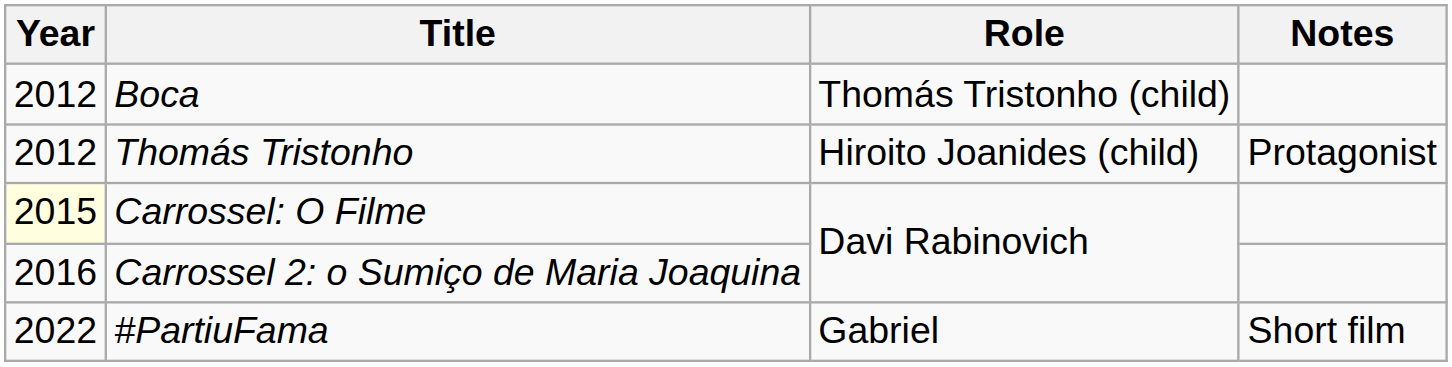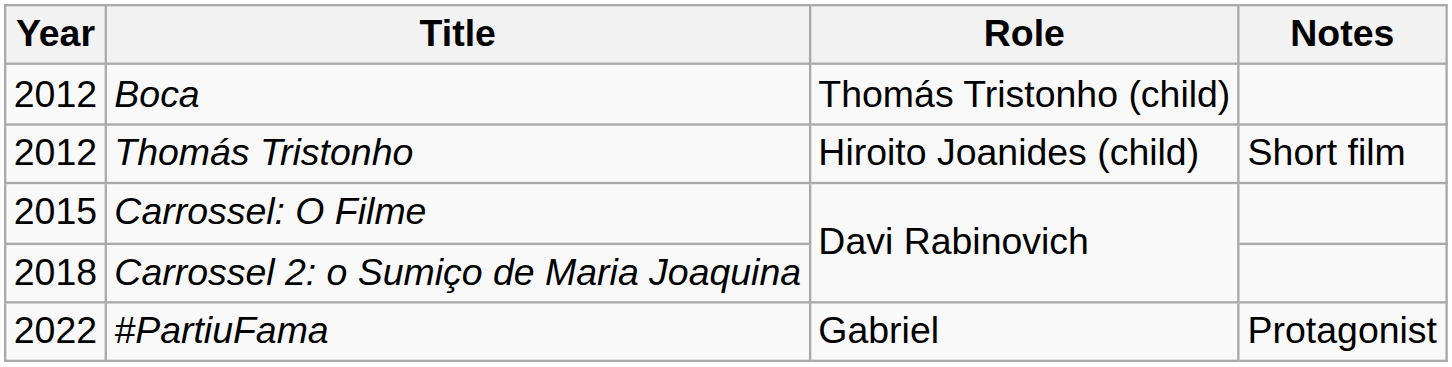(1342, 152) Protagonist -> (1327, 152) Short film
(55, 212) lightyellow background -> (55, 212) no background
(55, 271) 2016 -> (55, 271) 2018
(1327, 331) Short film -> (1342, 331) Protagonist
